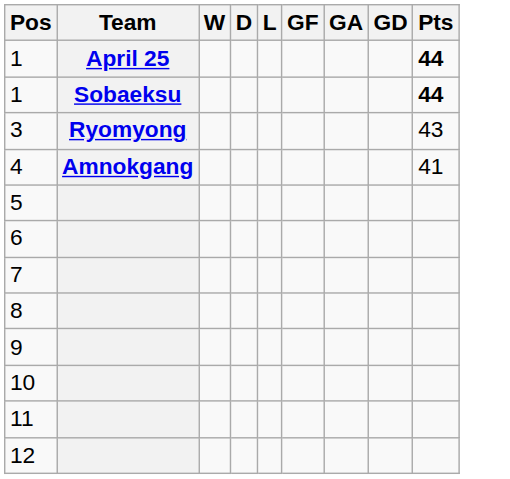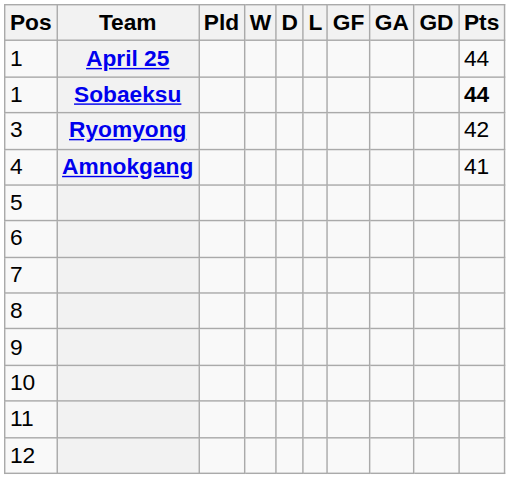+ column: (222, 22)
(431, 58) bold -> (477, 58) normal
(431, 130) 43 -> (477, 130) 42
